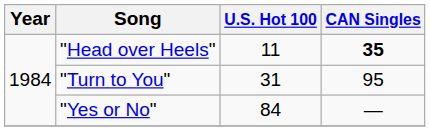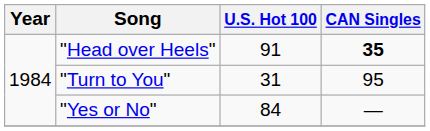(271, 49) 11 -> (271, 49) 91
